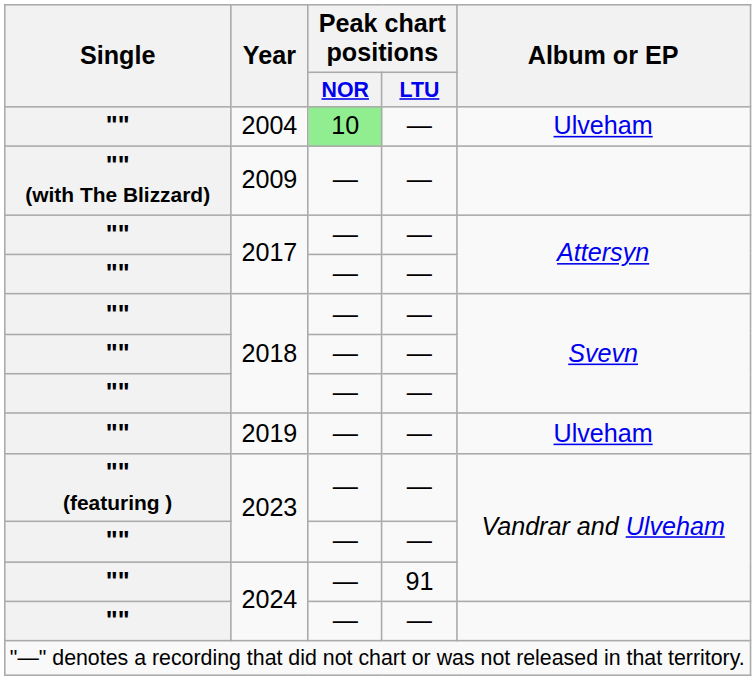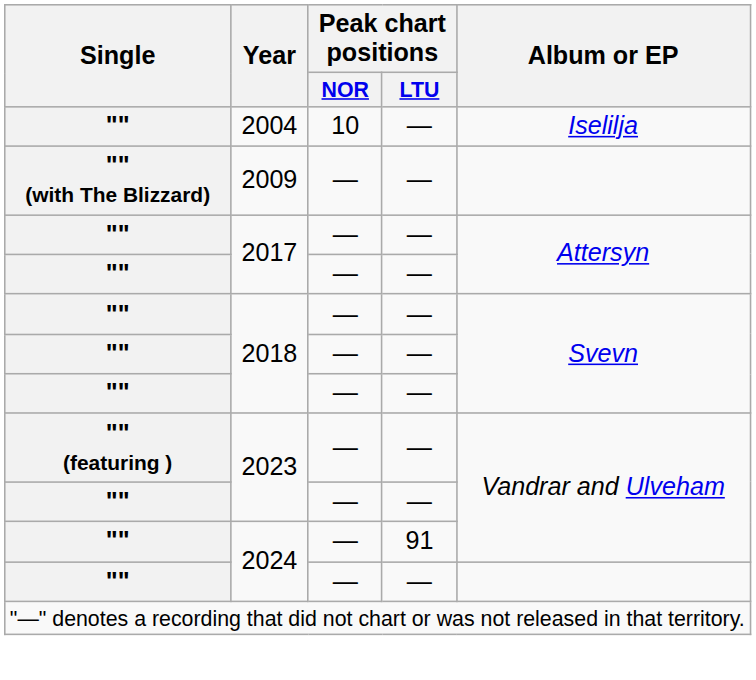(345, 126) lightgreen background -> (345, 126) no background
(603, 126) Ulveham -> (603, 126) Iselilja
- row: (118, 433)
